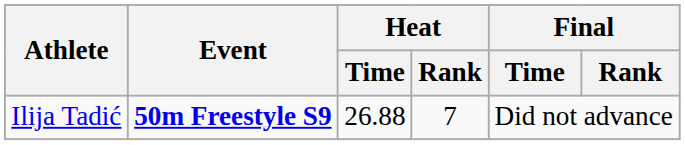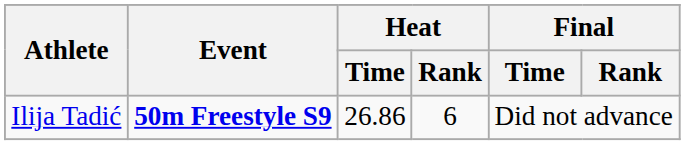(375, 117) 26.88 -> (375, 117) 26.86
(450, 117) 7 -> (450, 117) 6
